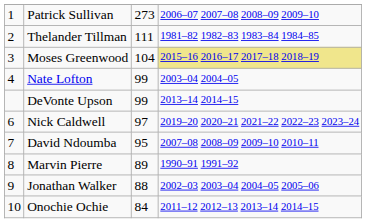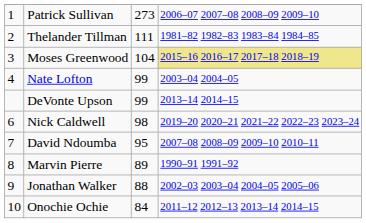(141, 121) 97 -> (141, 121) 98
